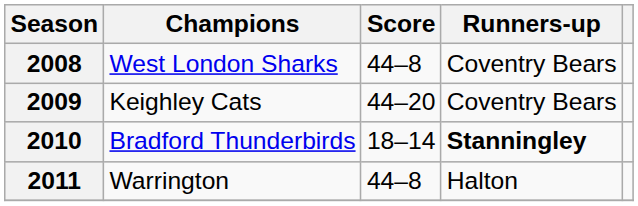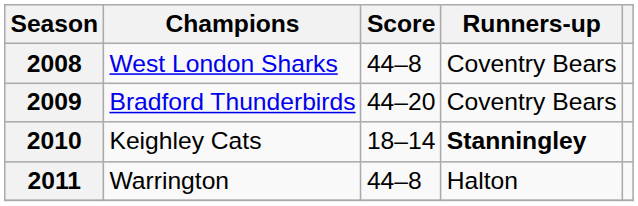(185, 102) Keighley Cats -> (233, 102) Bradford Thunderbirds
(233, 141) Bradford Thunderbirds -> (185, 141) Keighley Cats
